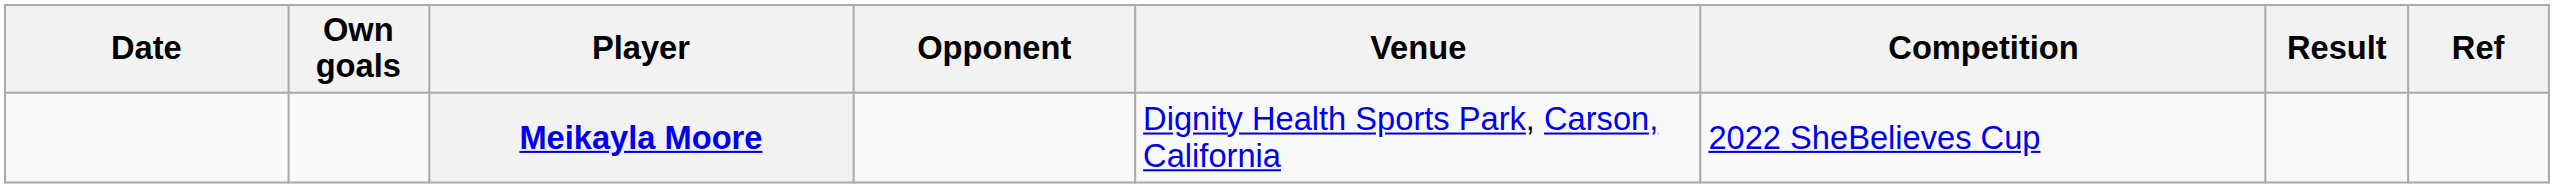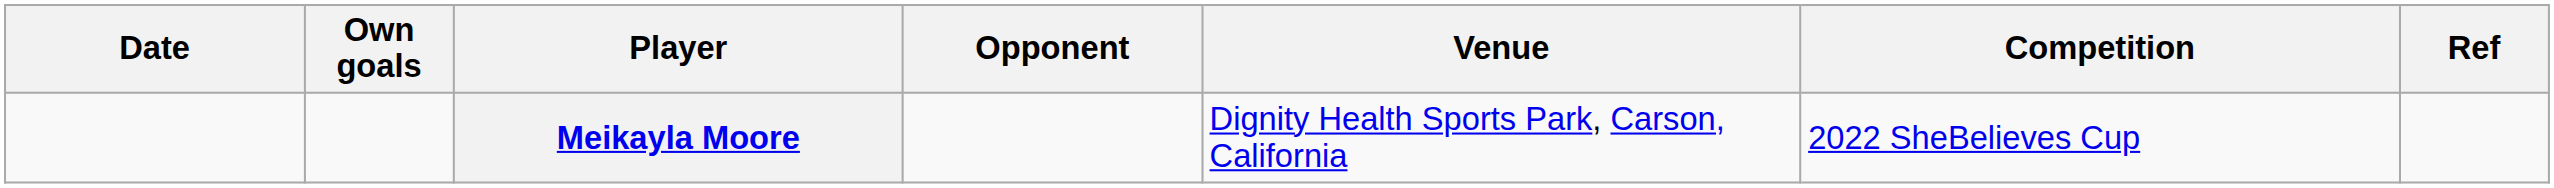- column: (2337, 48)
